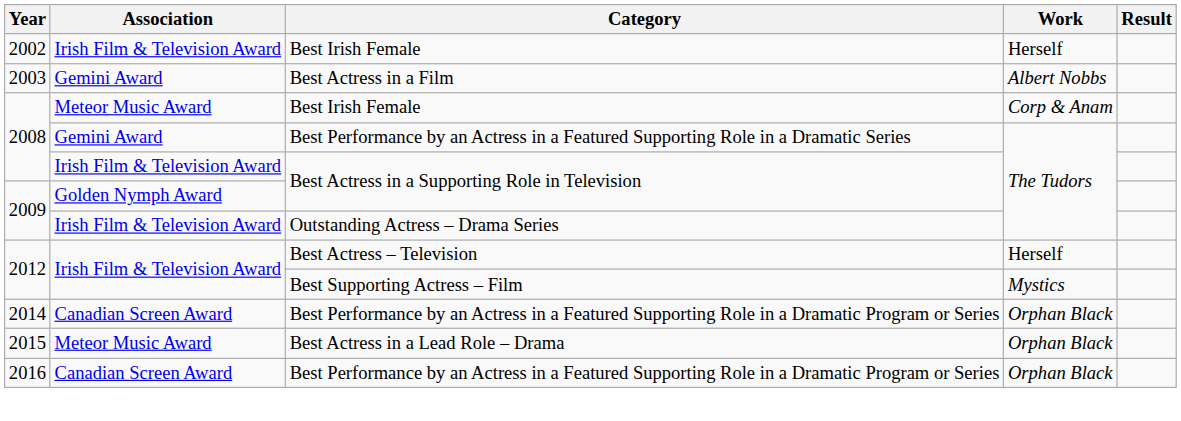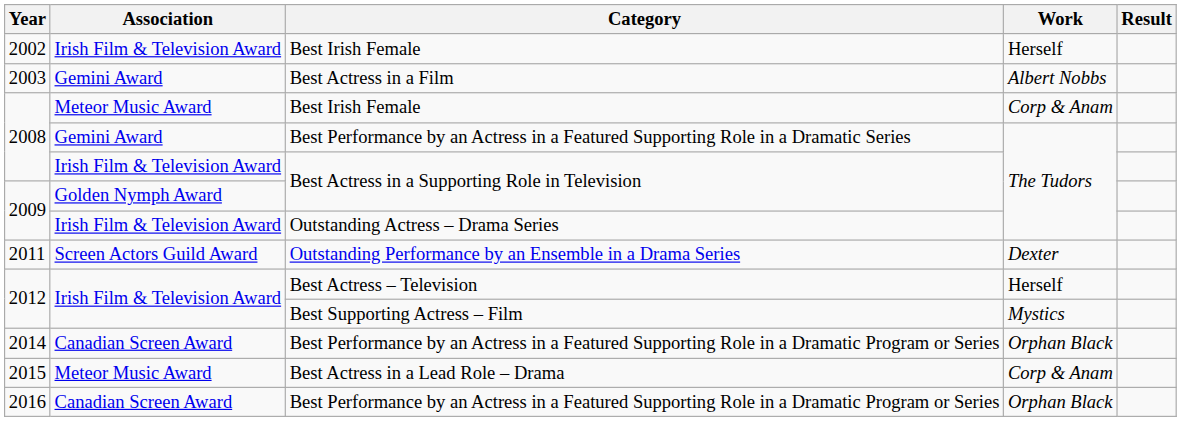+ row: (27, 254)
(1060, 343) Orphan Black -> (1060, 372) Corp & Anam
